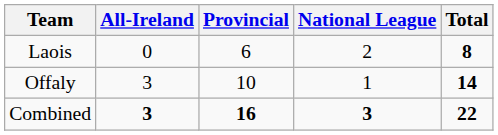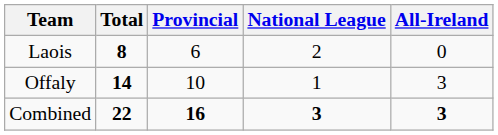columns swapped: (147, 20) <-> (467, 20)
